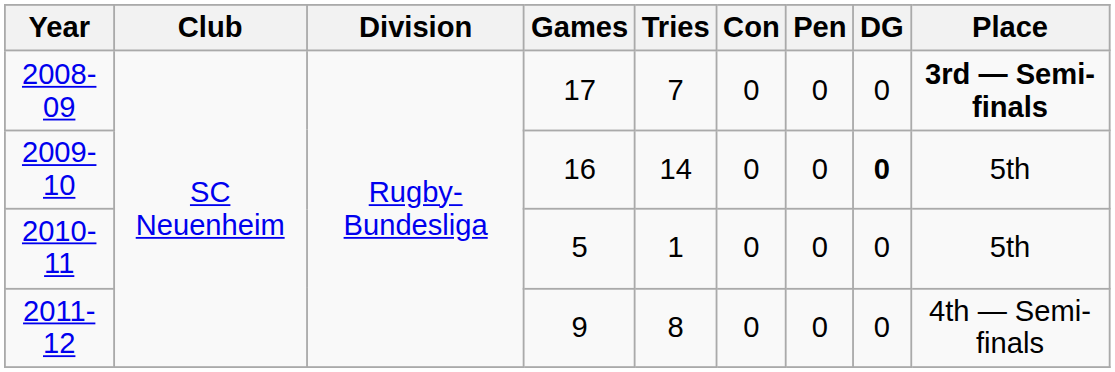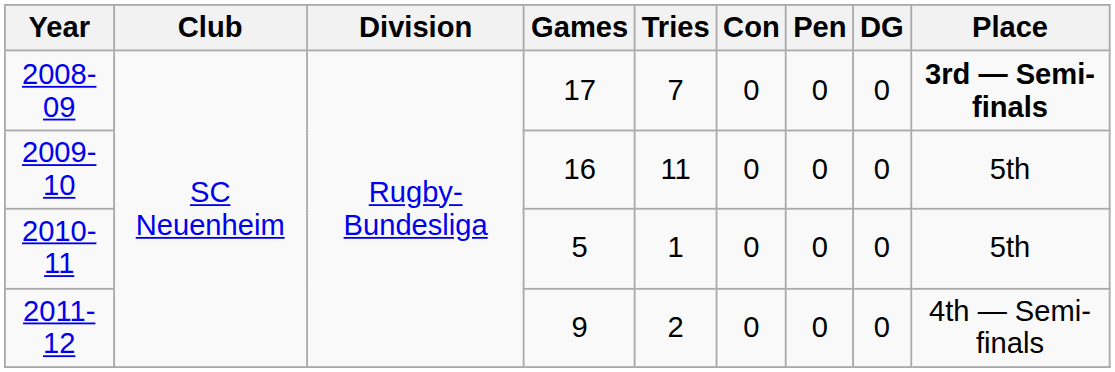(676, 169) 14 -> (676, 169) 11
(882, 169) bold -> (882, 169) normal
(676, 326) 8 -> (676, 326) 2
